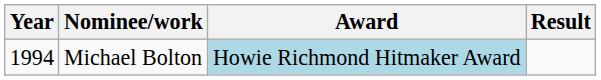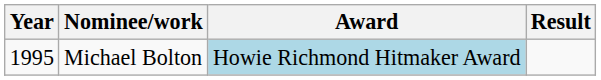(32, 57) 1994 -> (32, 57) 1995
